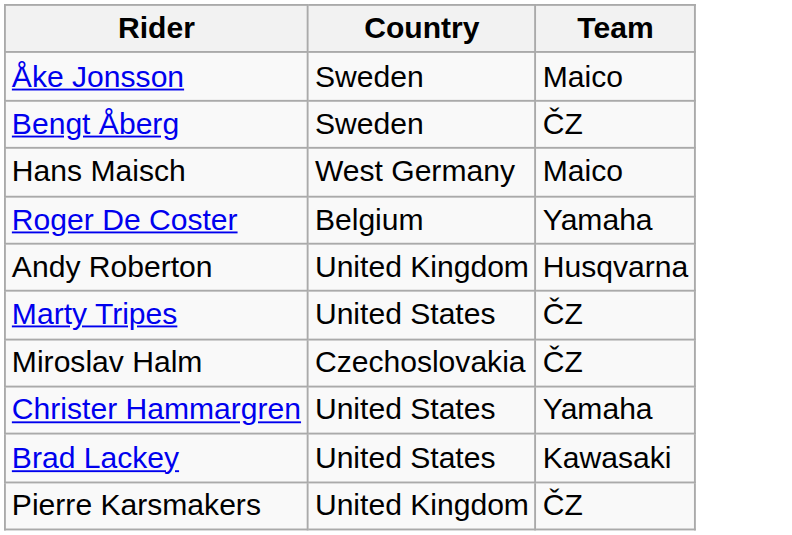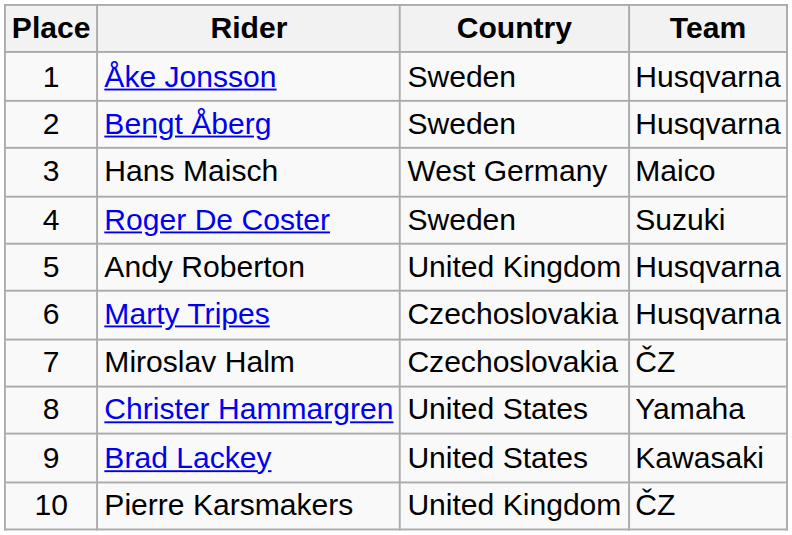+ column: (51, 28)
(583, 76) Maico -> (708, 76) Husqvarna
(563, 123) ČZ -> (708, 123) Husqvarna
(369, 219) Belgium -> (462, 219) Sweden
(598, 219) Yamaha -> (680, 219) Suzuki
(405, 314) United States -> (513, 314) Czechoslovakia
(563, 314) ČZ -> (708, 314) Husqvarna
